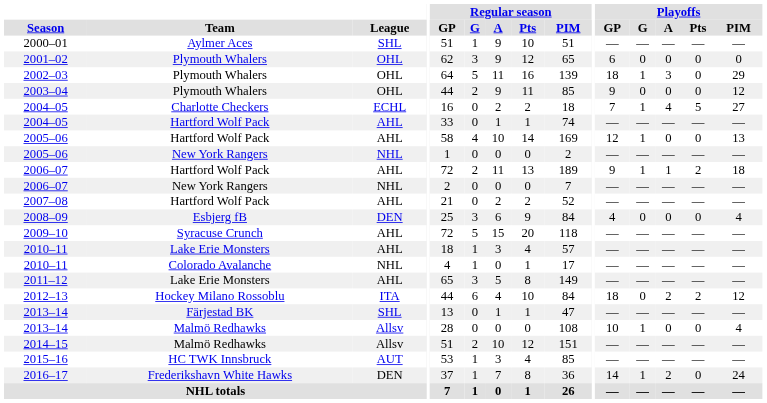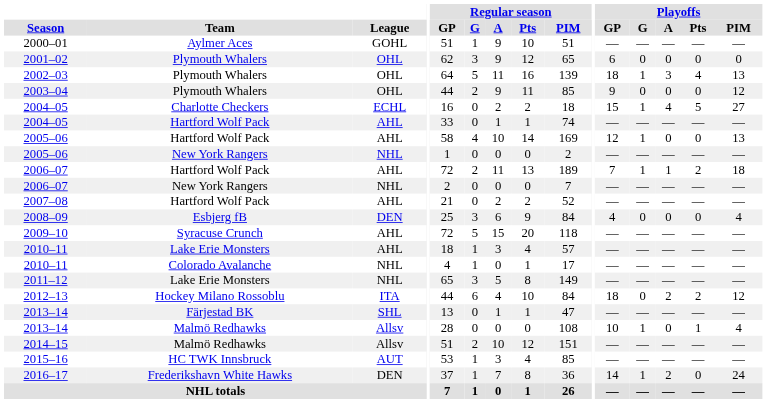(390, 43) SHL -> (390, 43) GOHL
(698, 75) 0 -> (698, 75) 4
(739, 75) 29 -> (739, 75) 13
(612, 106) 7 -> (612, 106) 15
(612, 170) 9 -> (612, 170) 7
(390, 280) AHL -> (390, 280) NHL
(698, 328) 0 -> (698, 328) 1
